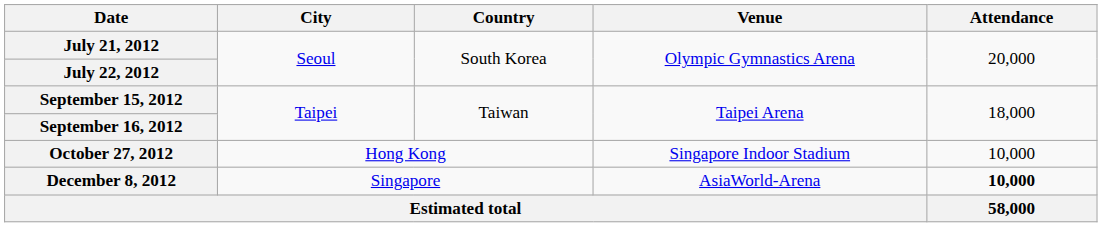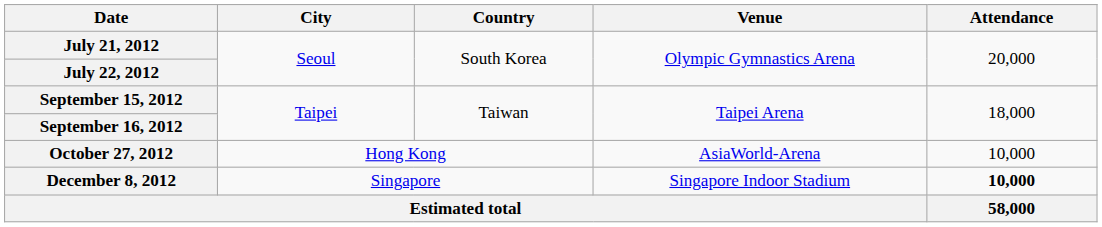(760, 153) Singapore Indoor Stadium -> (760, 153) AsiaWorld-Arena
(760, 180) AsiaWorld-Arena -> (760, 180) Singapore Indoor Stadium
